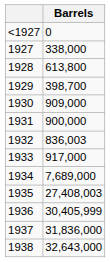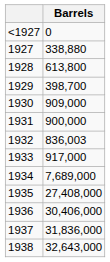(66, 49) 338,000 -> (66, 49) 338,880
(74, 194) 27,408,003 -> (74, 194) 27,408,000
(74, 212) 30,405,999 -> (74, 212) 30,406,000
